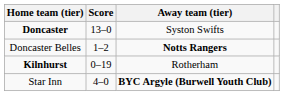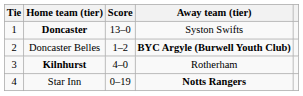+ column: (14, 12)
(195, 47) Notts Rangers -> (214, 47) BYC Argyle (Burwell Youth Club)
(101, 64) 0–19 -> (120, 64) 4–0
(101, 81) 4–0 -> (120, 81) 0–19
(195, 81) BYC Argyle (Burwell Youth Club) -> (214, 81) Notts Rangers
